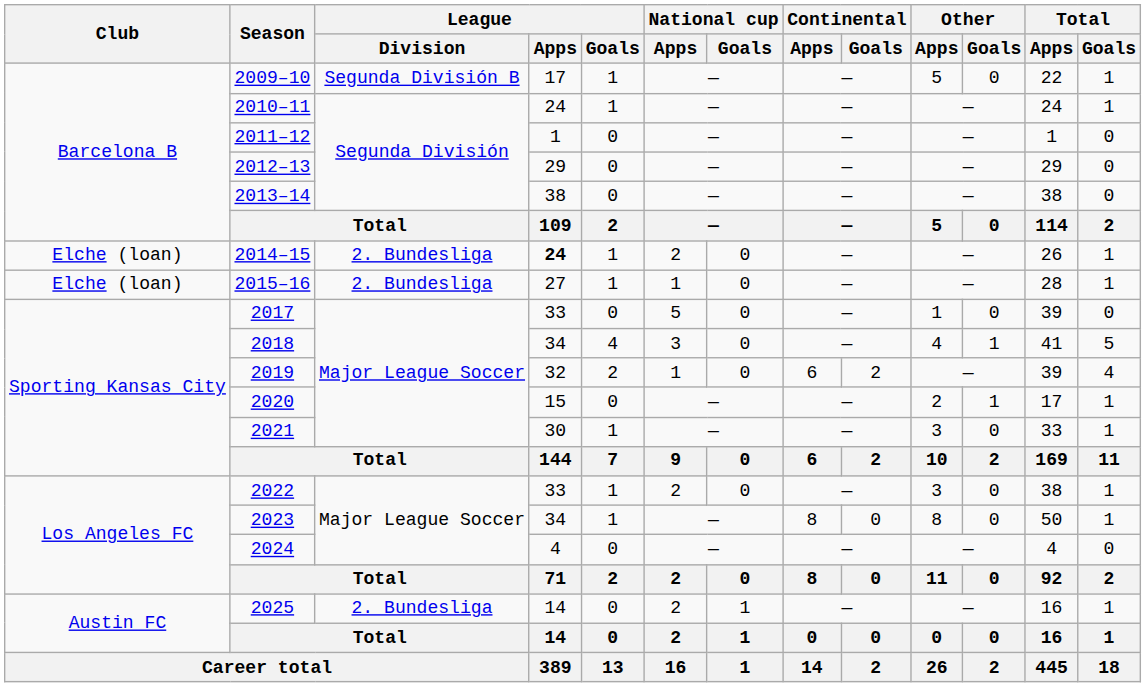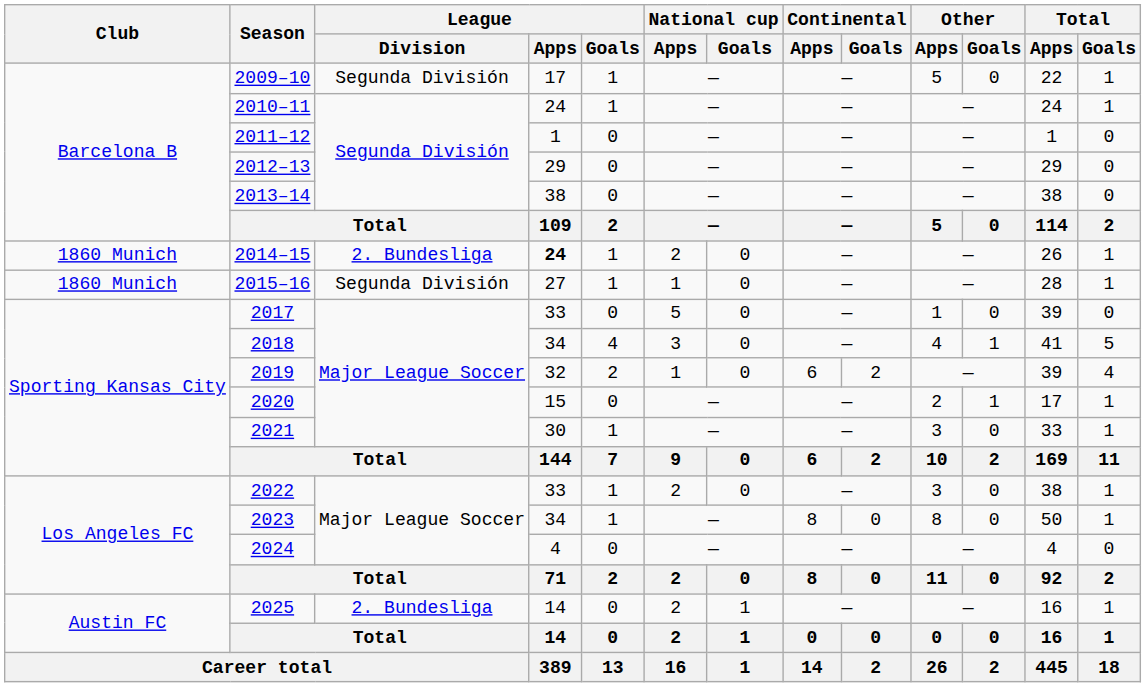(422, 78) Segunda División B -> (422, 78) Segunda División
(117, 255) Elche (loan) -> (117, 255) 1860 Munich
(117, 284) Elche (loan) -> (117, 284) 1860 Munich
(422, 284) 2. Bundesliga -> (422, 284) Segunda División
